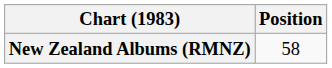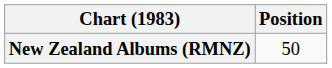(291, 48) 58 -> (291, 48) 50
